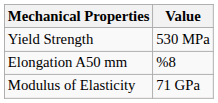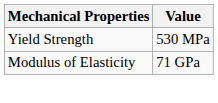- row: (68, 62)
